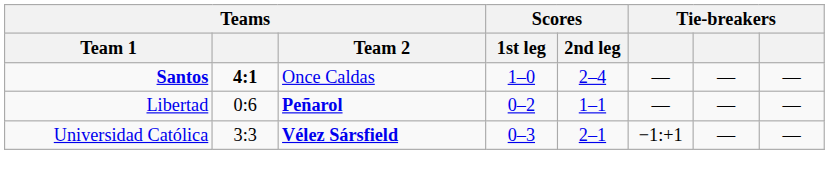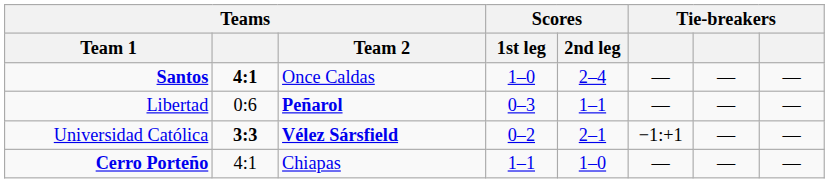(521, 105) 0–2 -> (521, 105) 0–3
(245, 134) normal -> (245, 134) bold
(521, 134) 0–3 -> (521, 134) 0–2
+ row: (152, 163)
